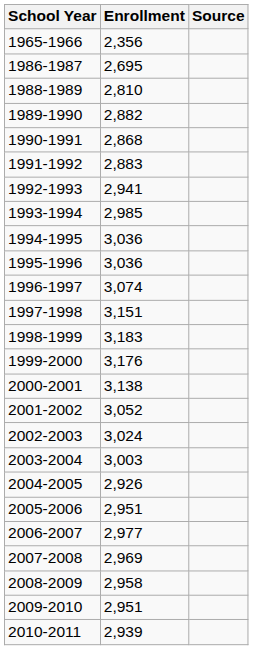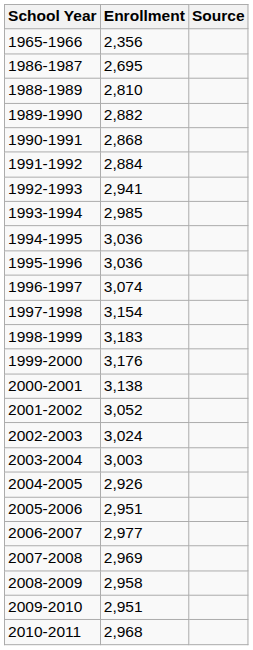(123, 164) 2,883 -> (123, 164) 2,884
(123, 312) 3,151 -> (123, 312) 3,154
(123, 632) 2,939 -> (123, 632) 2,968
